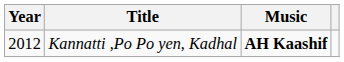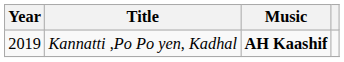(25, 43) 2012 -> (25, 43) 2019
